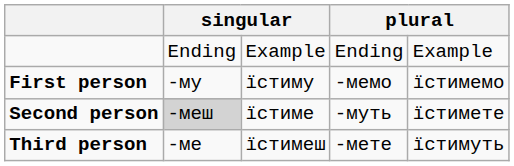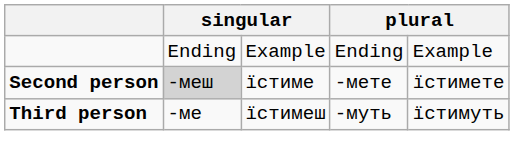- row: (78, 83)
(363, 114) -муть -> (363, 83) -мете
(363, 145) -мете -> (363, 114) -муть
